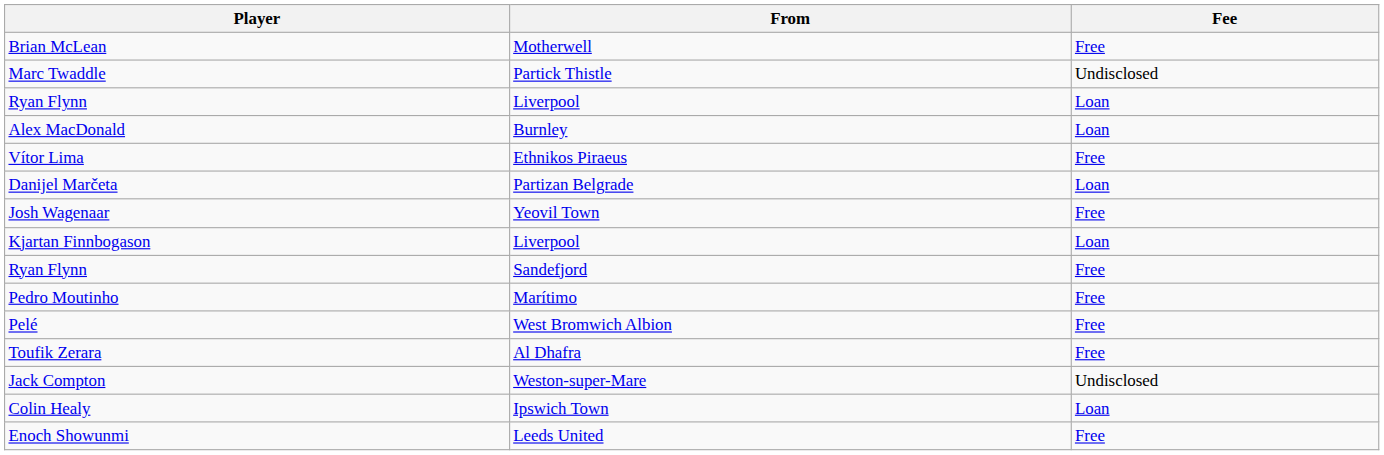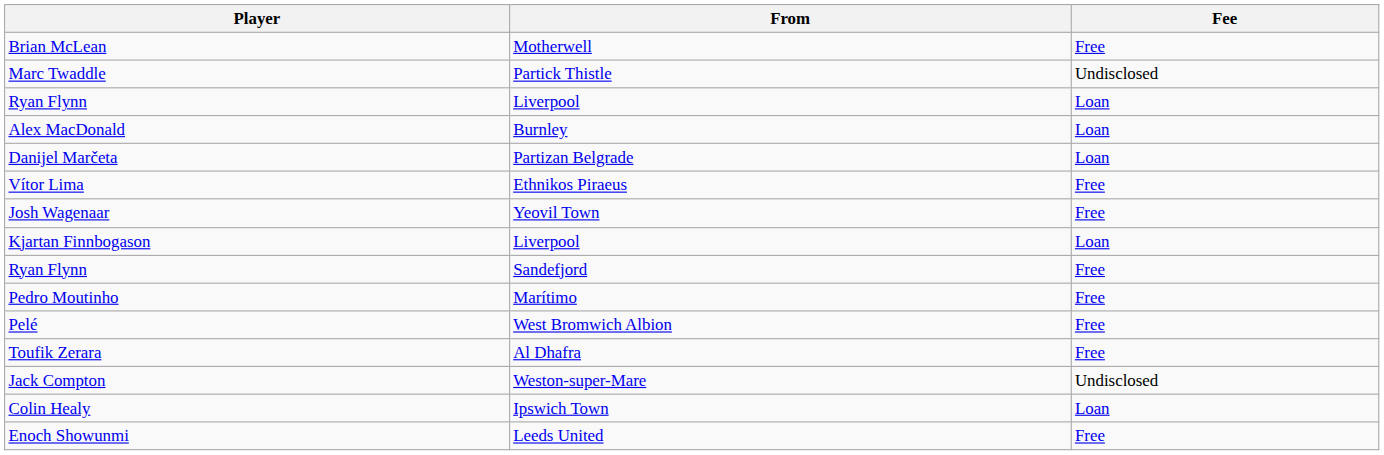rows swapped: (63, 185) <-> (46, 157)
